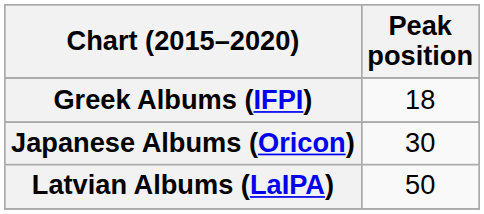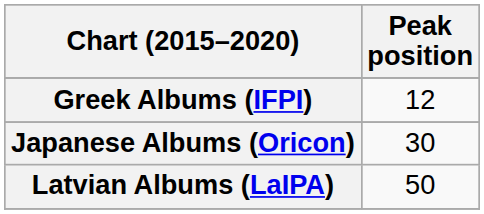(420, 99) 18 -> (420, 99) 12
